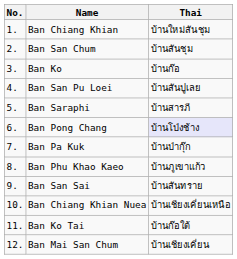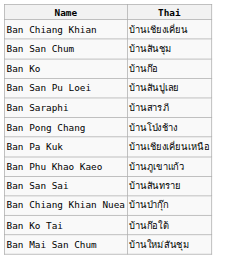- column: (15, 12)
(181, 29) บ้านใหม่สันชุม -> (159, 29) บ้านเชียงเคี่ยน
(175, 127) lavender background -> (154, 127) no background
(171, 147) บ้านป่ากุ๊ก -> (169, 147) บ้านเชียงเคี่ยนเหนือ
(191, 206) บ้านเชียงเคี่ยนเหนือ -> (149, 206) บ้านป่ากุ๊ก
(180, 245) บ้านเชียงเคี่ยน -> (159, 245) บ้านใหม่สันชุม
